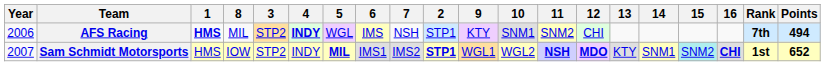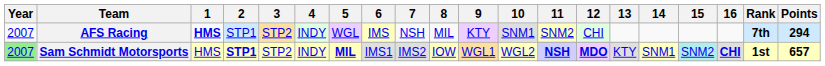columns swapped: (441, 13) <-> (238, 13)
(21, 32) 2006 -> (21, 32) 2007
(306, 32) bold -> (312, 32) normal
(799, 32) 494 -> (799, 32) 294
(21, 51) no background -> (21, 51) lightgreen background
(799, 51) 652 -> (799, 51) 657
